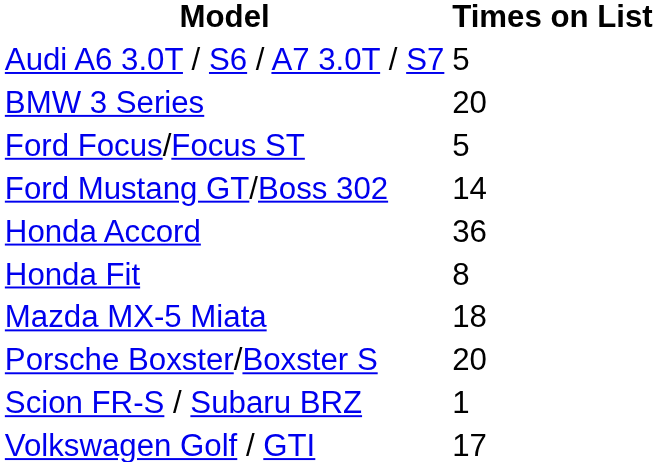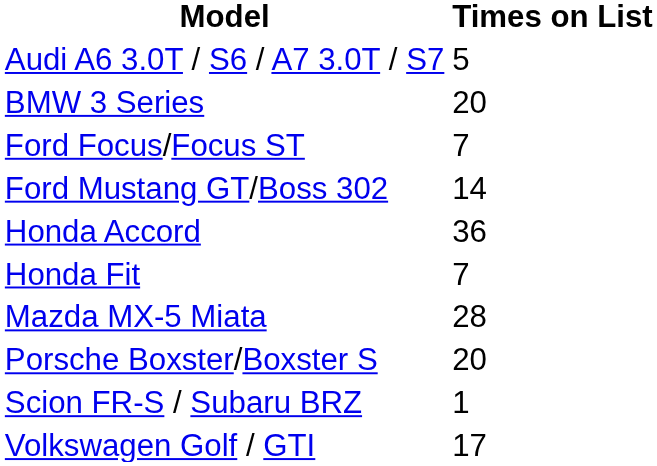(461, 145) 5 -> (461, 145) 7
(461, 274) 8 -> (461, 274) 7
(469, 317) 18 -> (469, 317) 28
